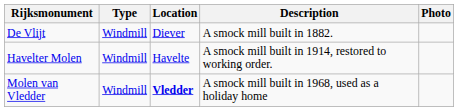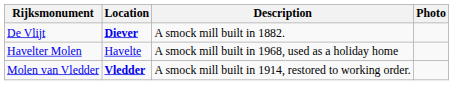- column: (125, 13)
(169, 32) normal -> (121, 32) bold
(294, 58) A smock mill built in 1914, restored to working order. -> (276, 51) A smock mill built in 1968, used as a holiday home
(291, 90) A smock mill built in 1968, used as a holiday home -> (283, 70) A smock mill built in 1914, restored to working order.
